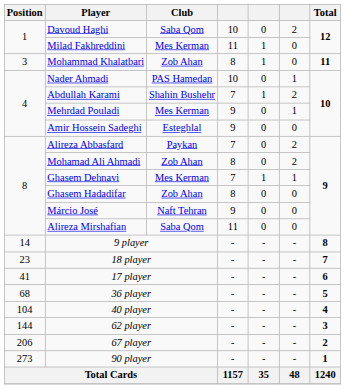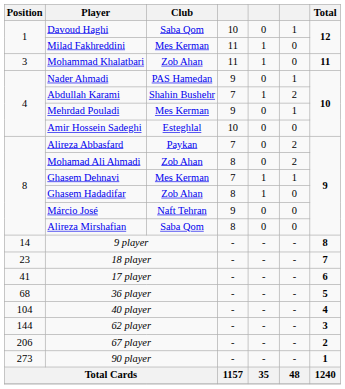(294, 29) 2 -> (294, 29) 1
(233, 62) 8 -> (233, 62) 11
(233, 78) 10 -> (233, 78) 9
(233, 128) 9 -> (233, 128) 10
(264, 194) 0 -> (264, 194) 1
(233, 227) 11 -> (233, 227) 8
